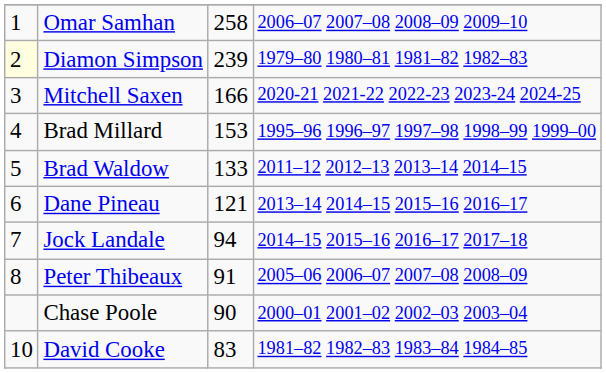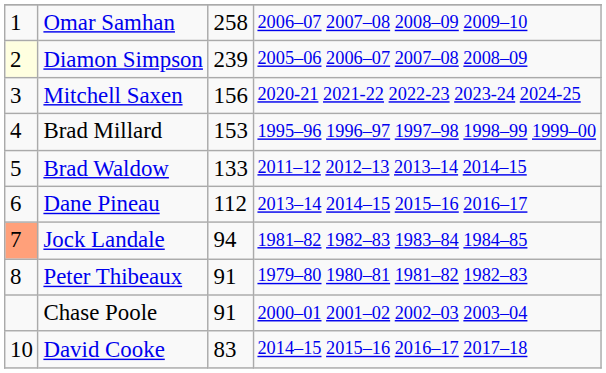(392, 58) 1979–80 1980–81 1981–82 1982–83 -> (392, 58) 2005–06 2006–07 2007–08 2008–09
(231, 95) 166 -> (231, 95) 156
(231, 204) 121 -> (230, 204) 112
(16, 240) no background -> (16, 240) lightsalmon background
(392, 240) 2014–15 2015–16 2016–17 2017–18 -> (392, 240) 1981–82 1982–83 1983–84 1984–85
(392, 276) 2005–06 2006–07 2007–08 2008–09 -> (392, 276) 1979–80 1980–81 1981–82 1982–83
(225, 312) 90 -> (225, 312) 91
(392, 349) 1981–82 1982–83 1983–84 1984–85 -> (392, 349) 2014–15 2015–16 2016–17 2017–18
